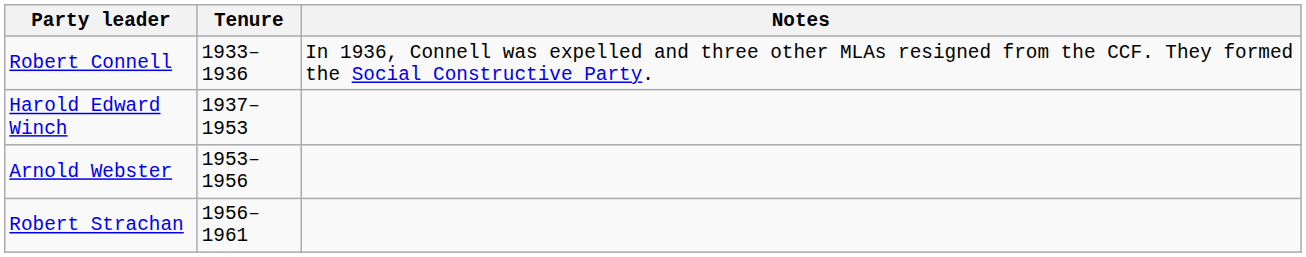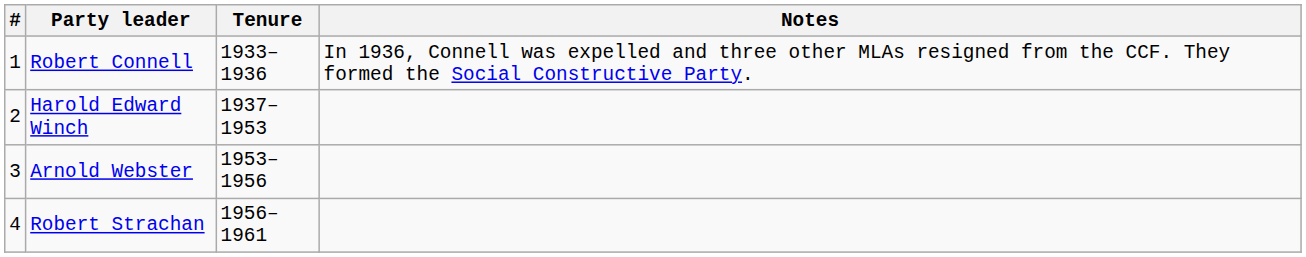+ column: (15, 21)
